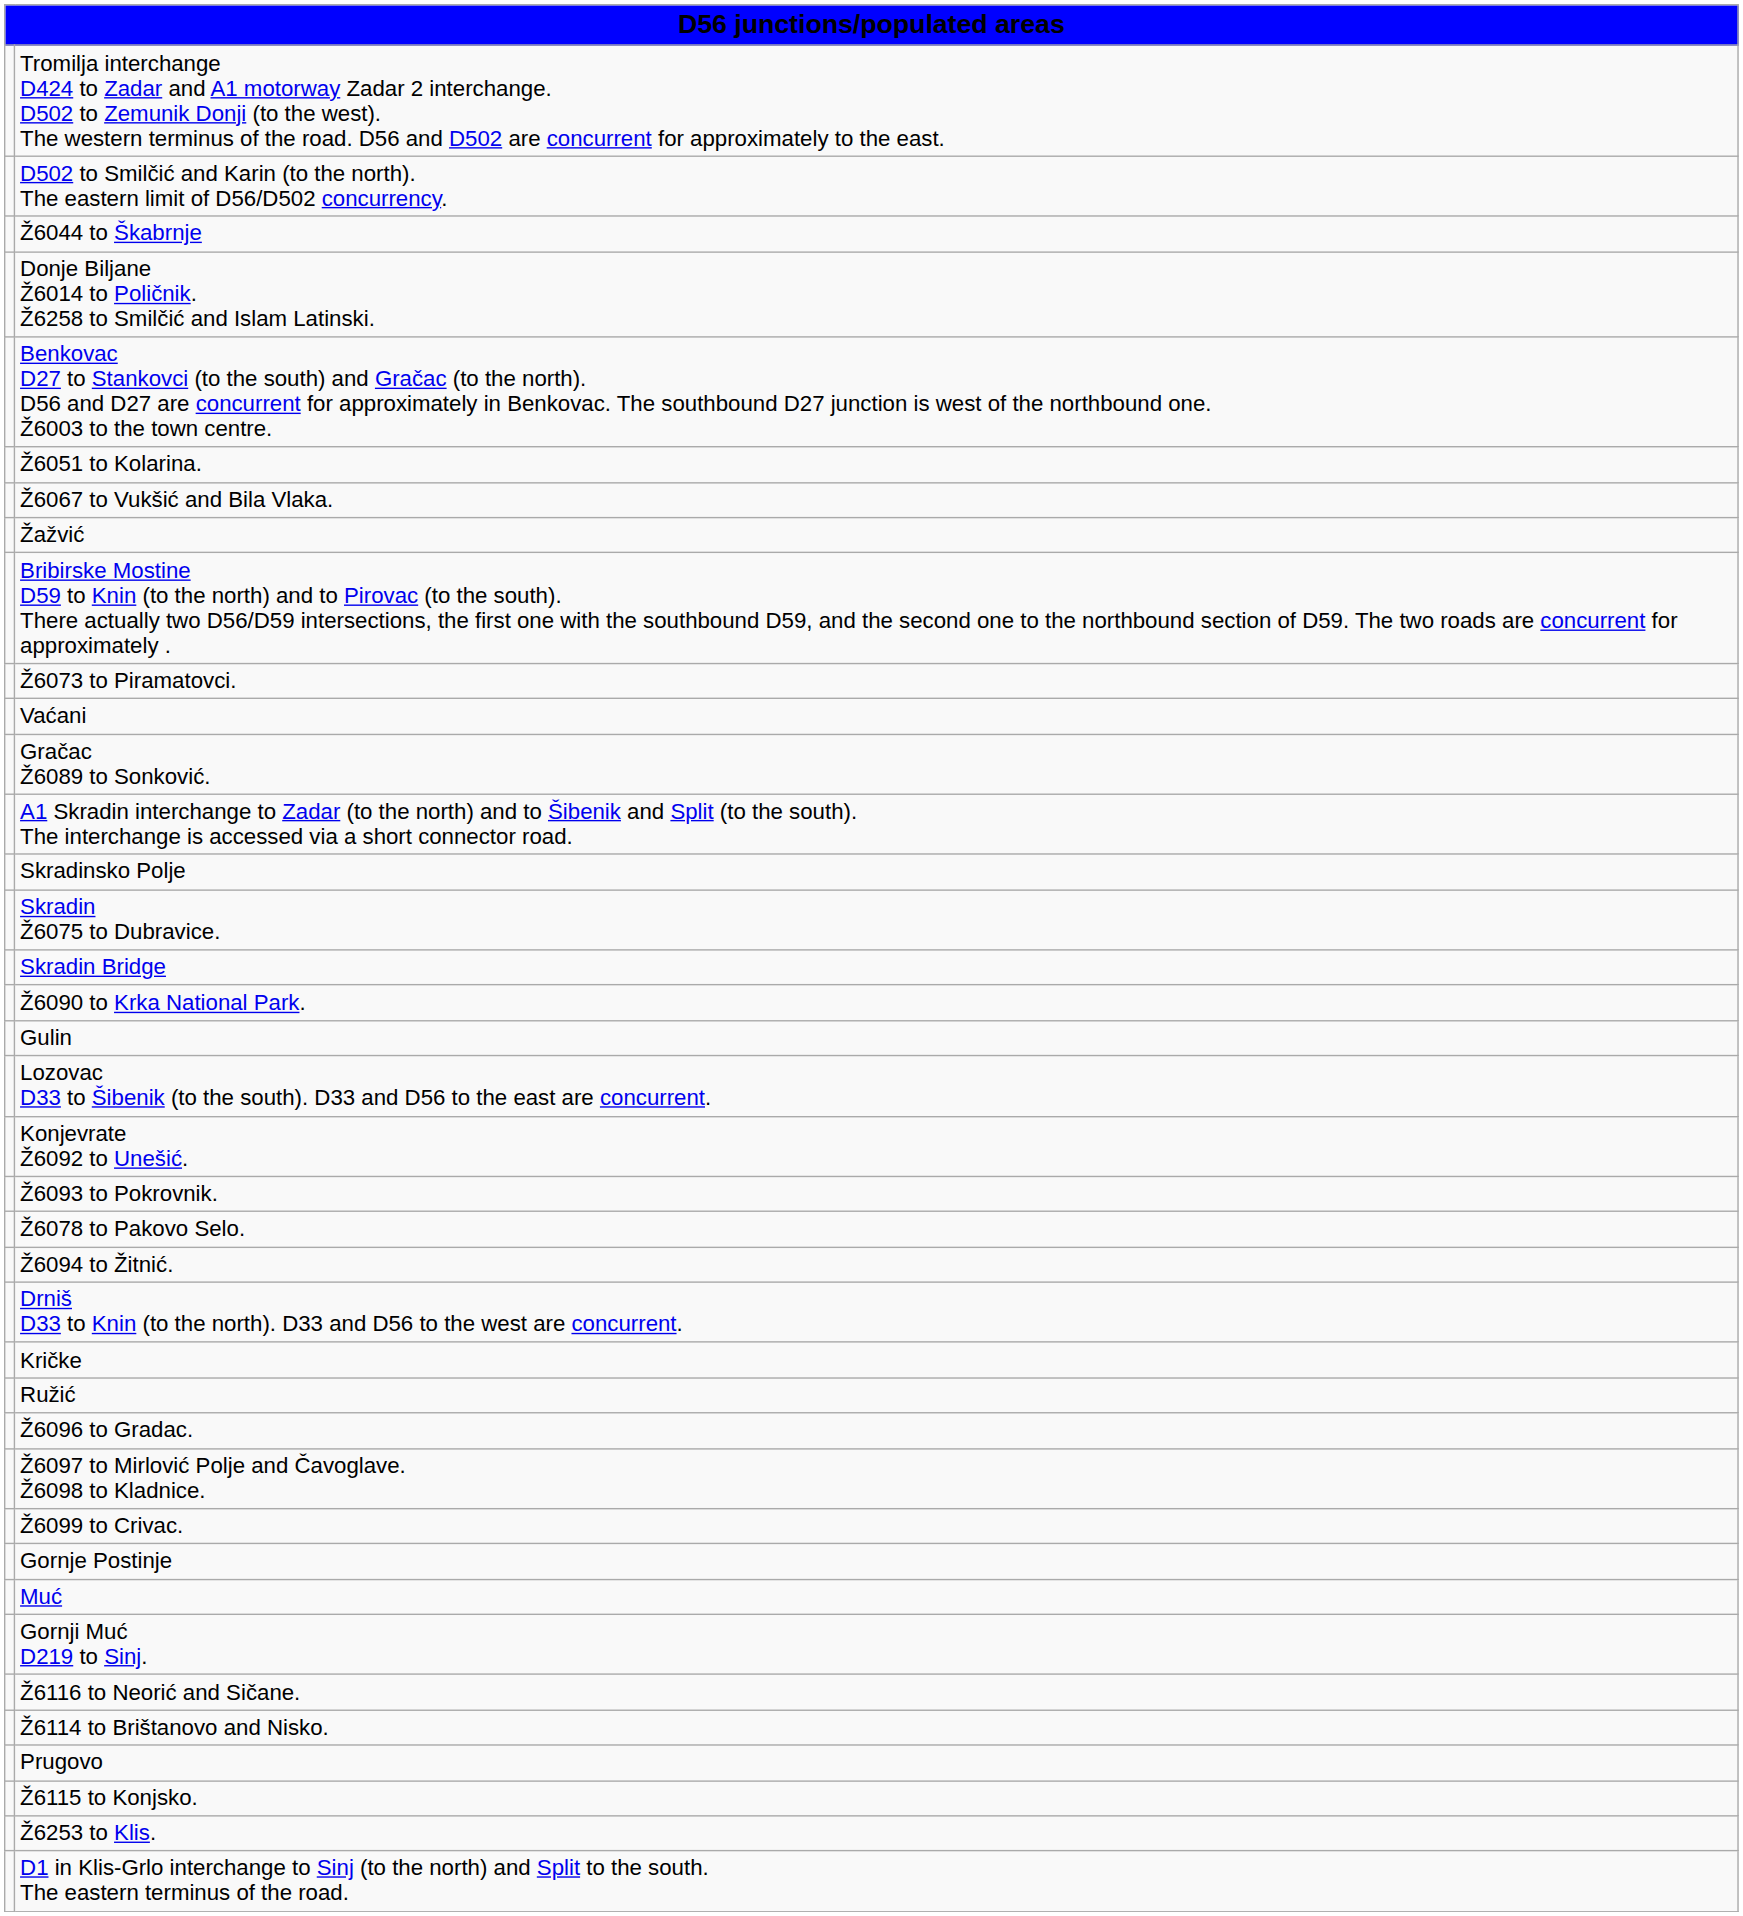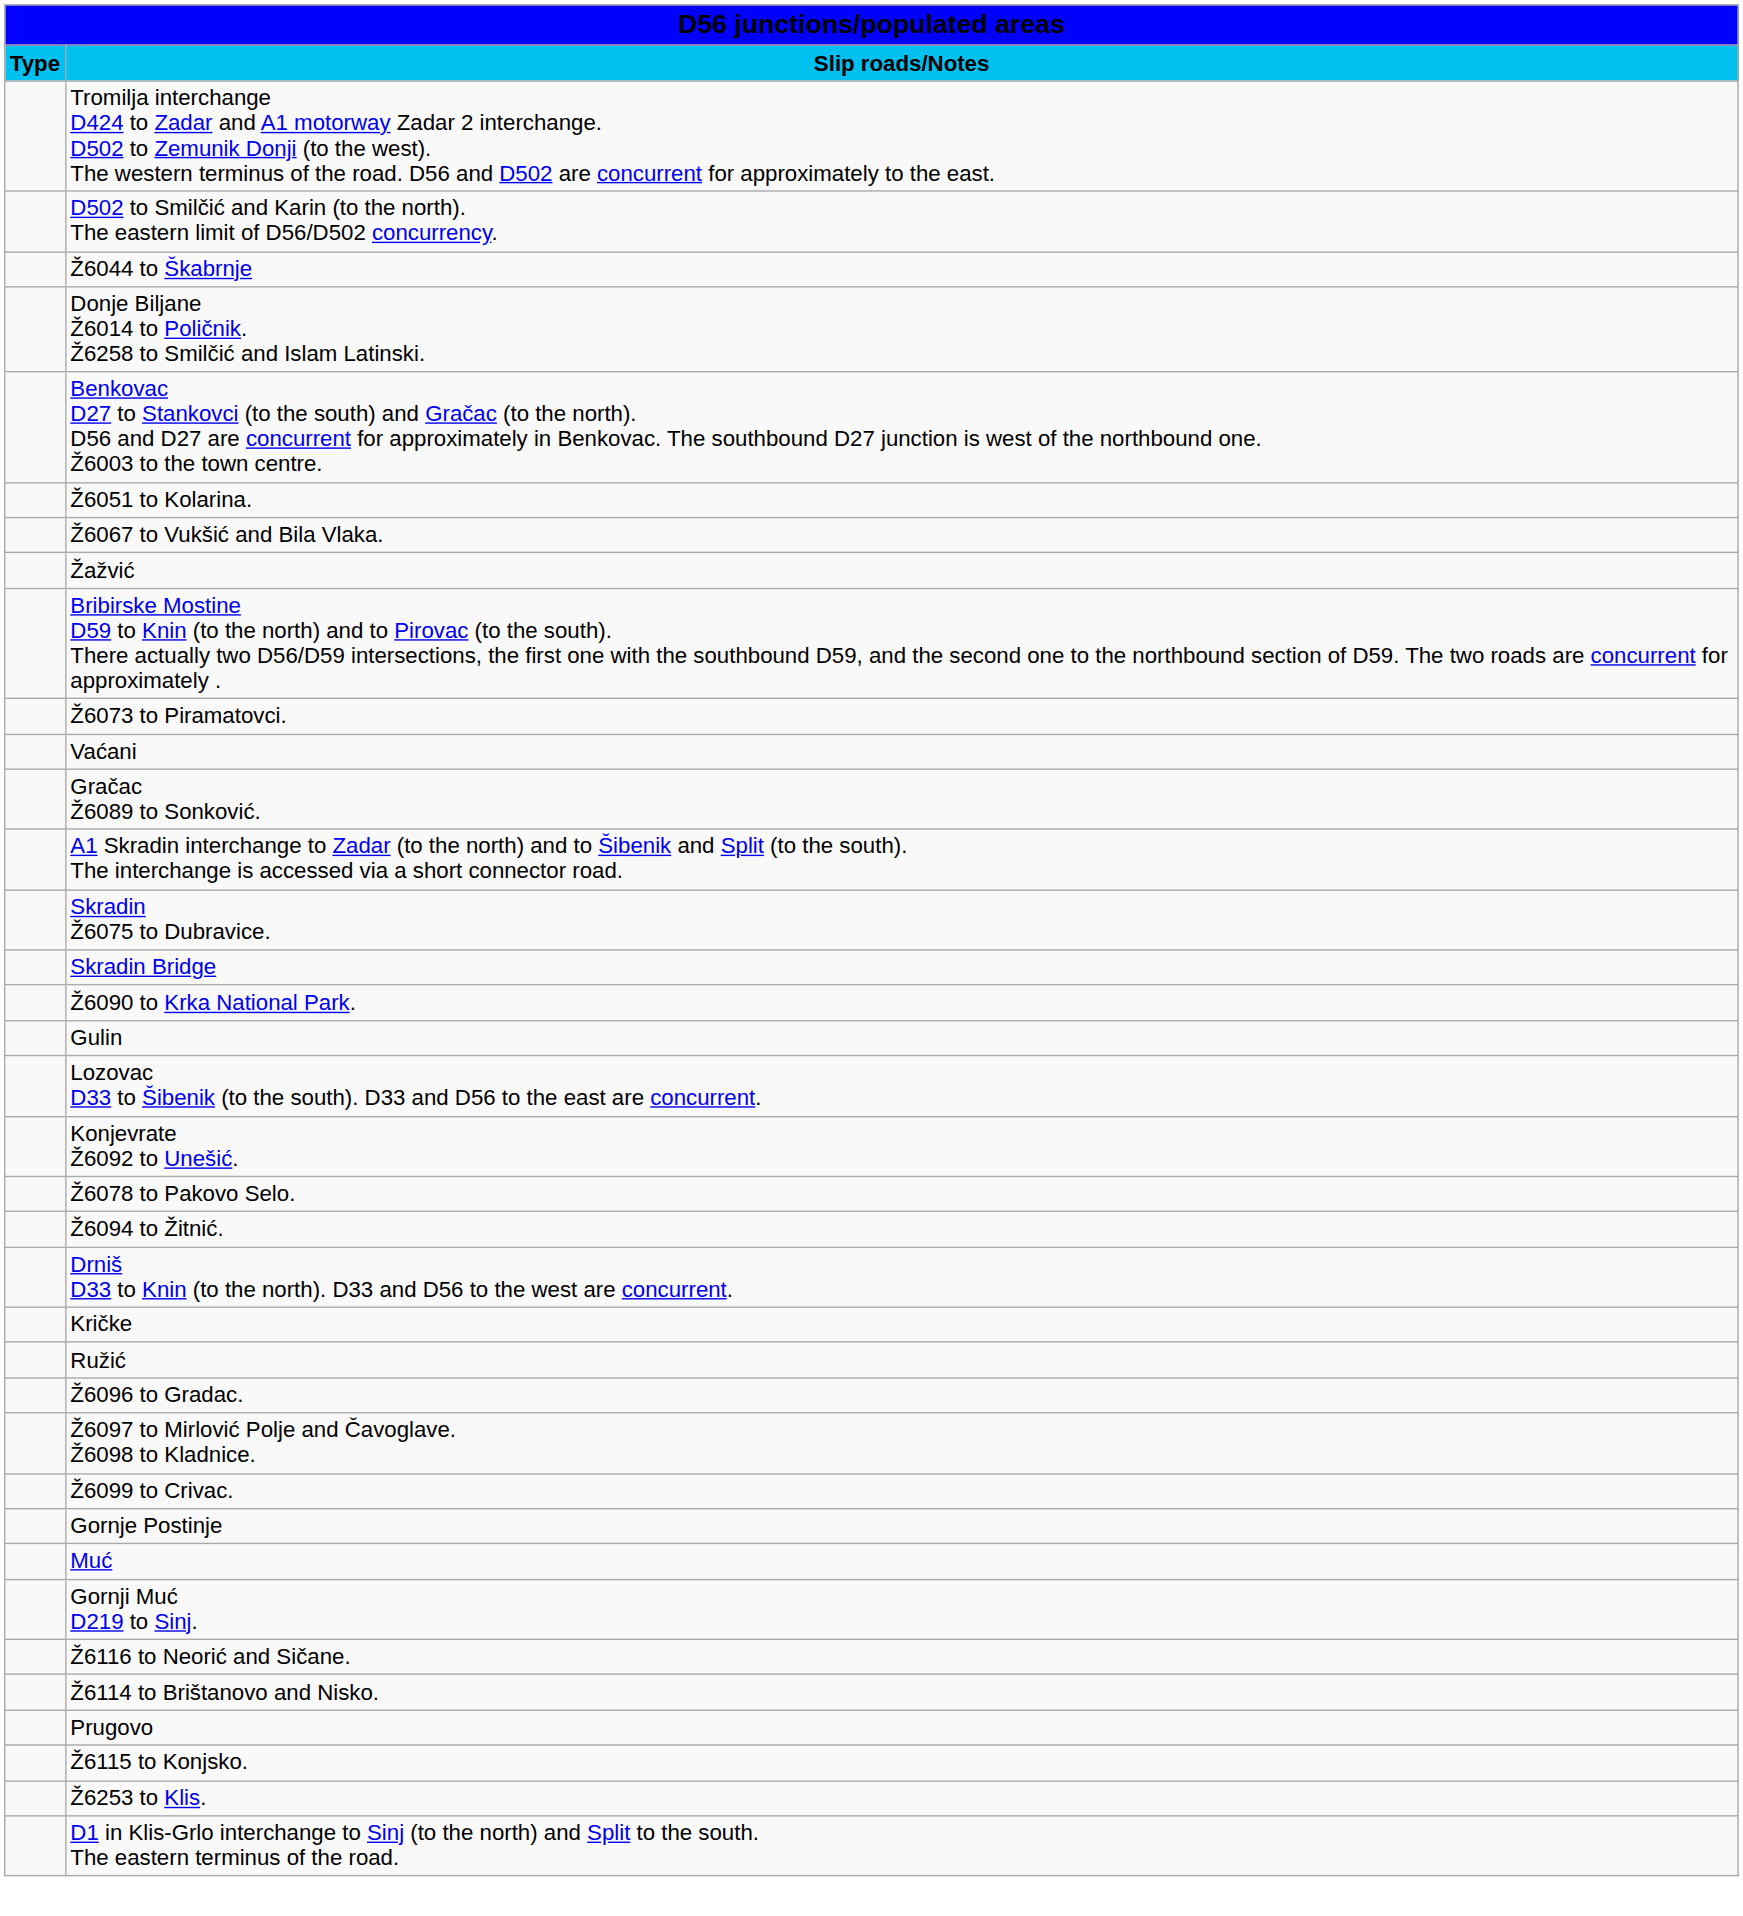+ row: (902, 62)
- row: (103, 871)
- row: (119, 1193)
